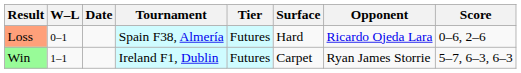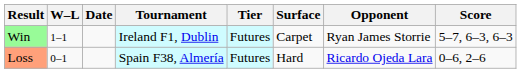rows swapped: (20, 36) <-> (19, 57)
